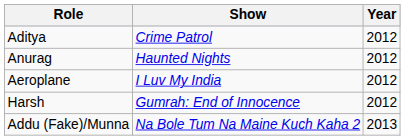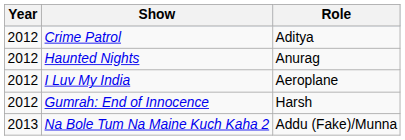columns swapped: (382, 15) <-> (68, 15)
